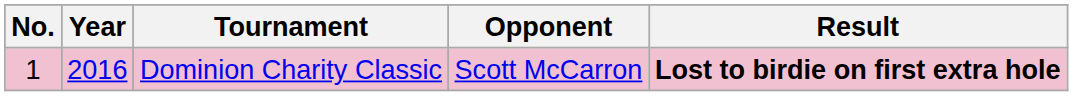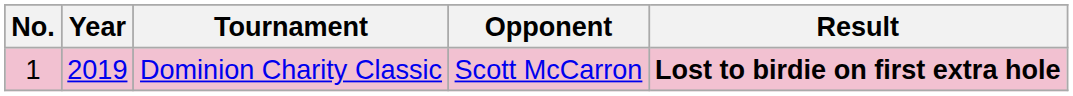(97, 69) 2016 -> (97, 69) 2019
